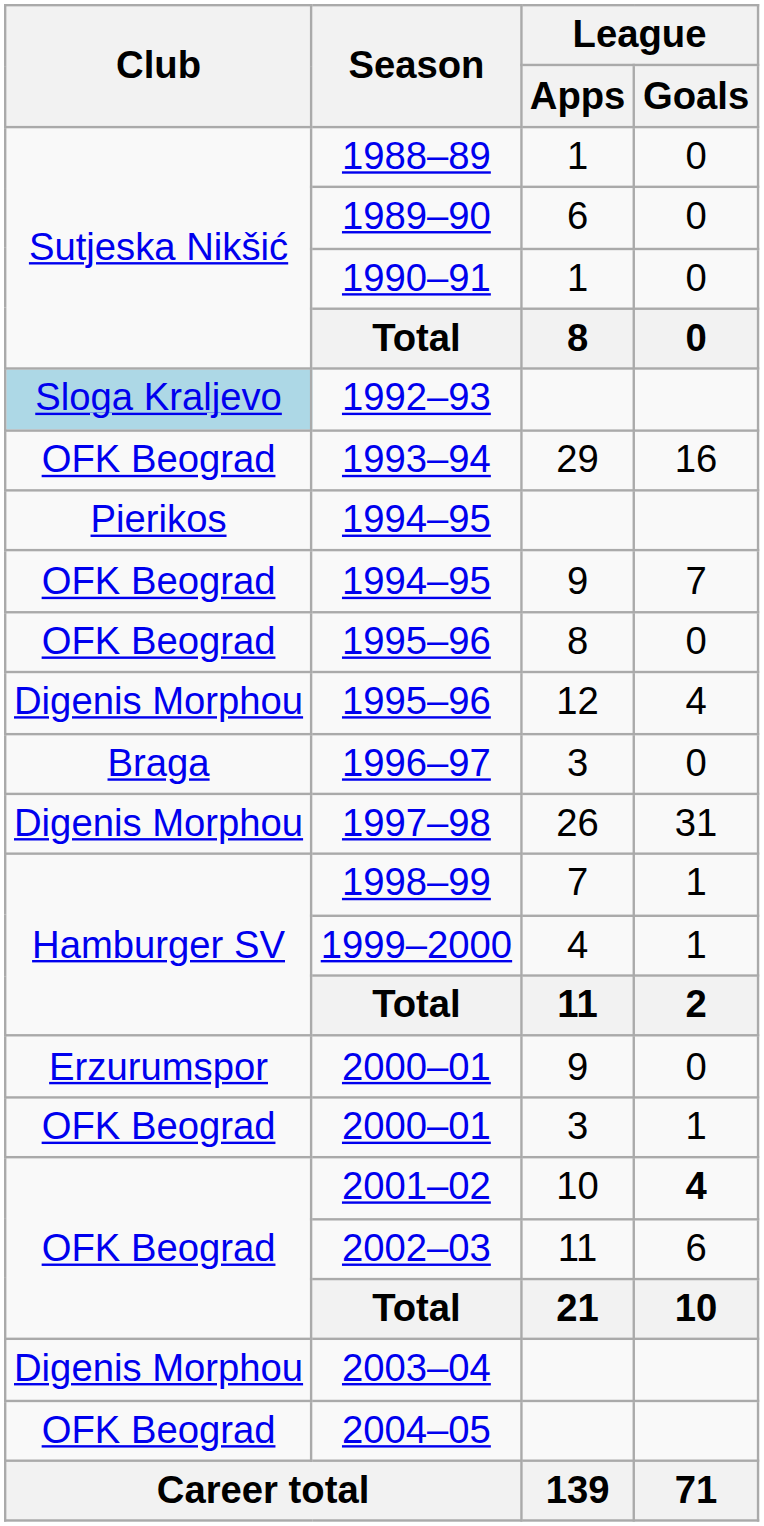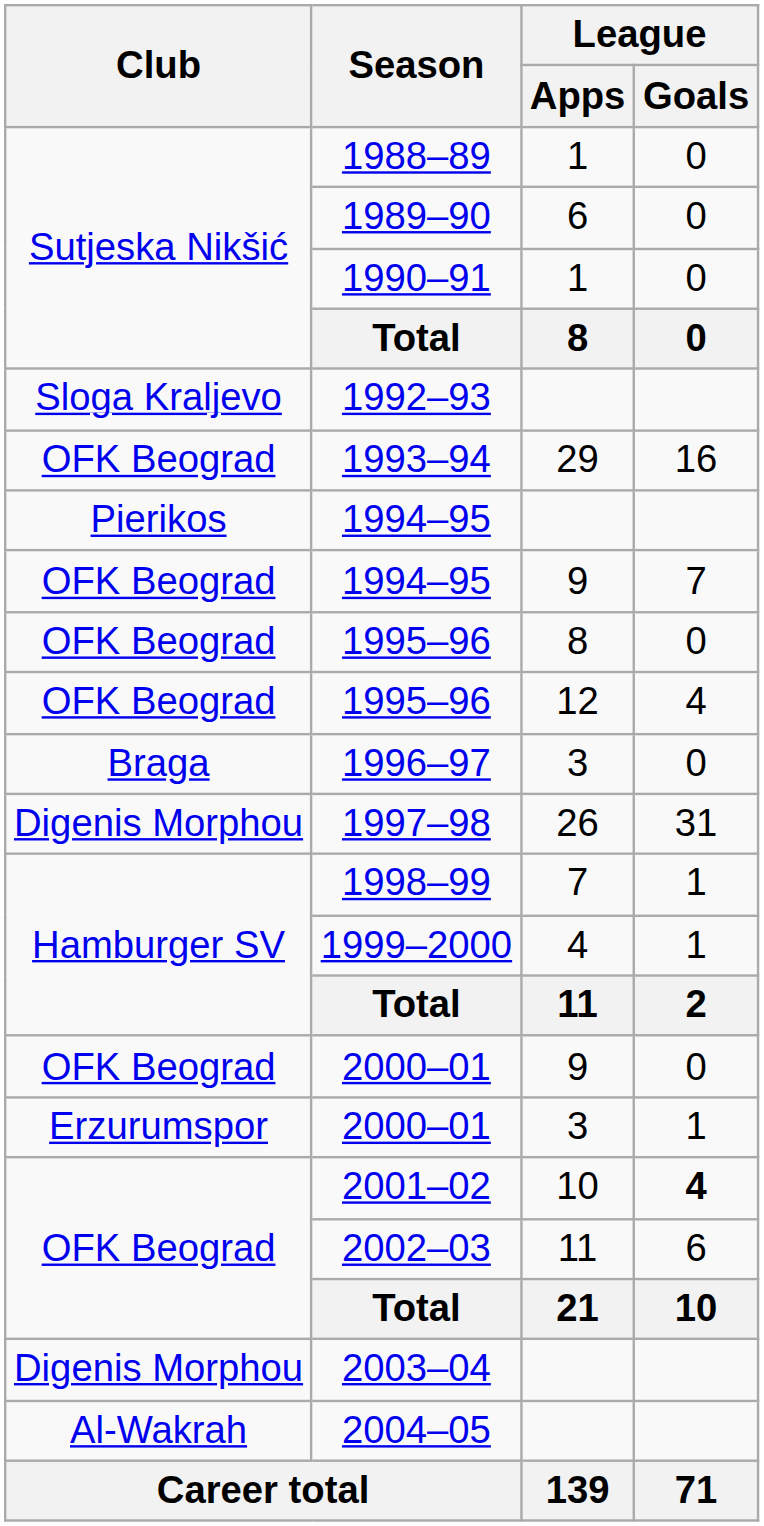(159, 398) lightblue background -> (159, 398) no background
(159, 701) Digenis Morphou -> (159, 701) OFK Beograd
(159, 1065) Erzurumspor -> (159, 1065) OFK Beograd
(159, 1126) OFK Beograd -> (159, 1126) Erzurumspor
(159, 1429) OFK Beograd -> (159, 1429) Al-Wakrah
